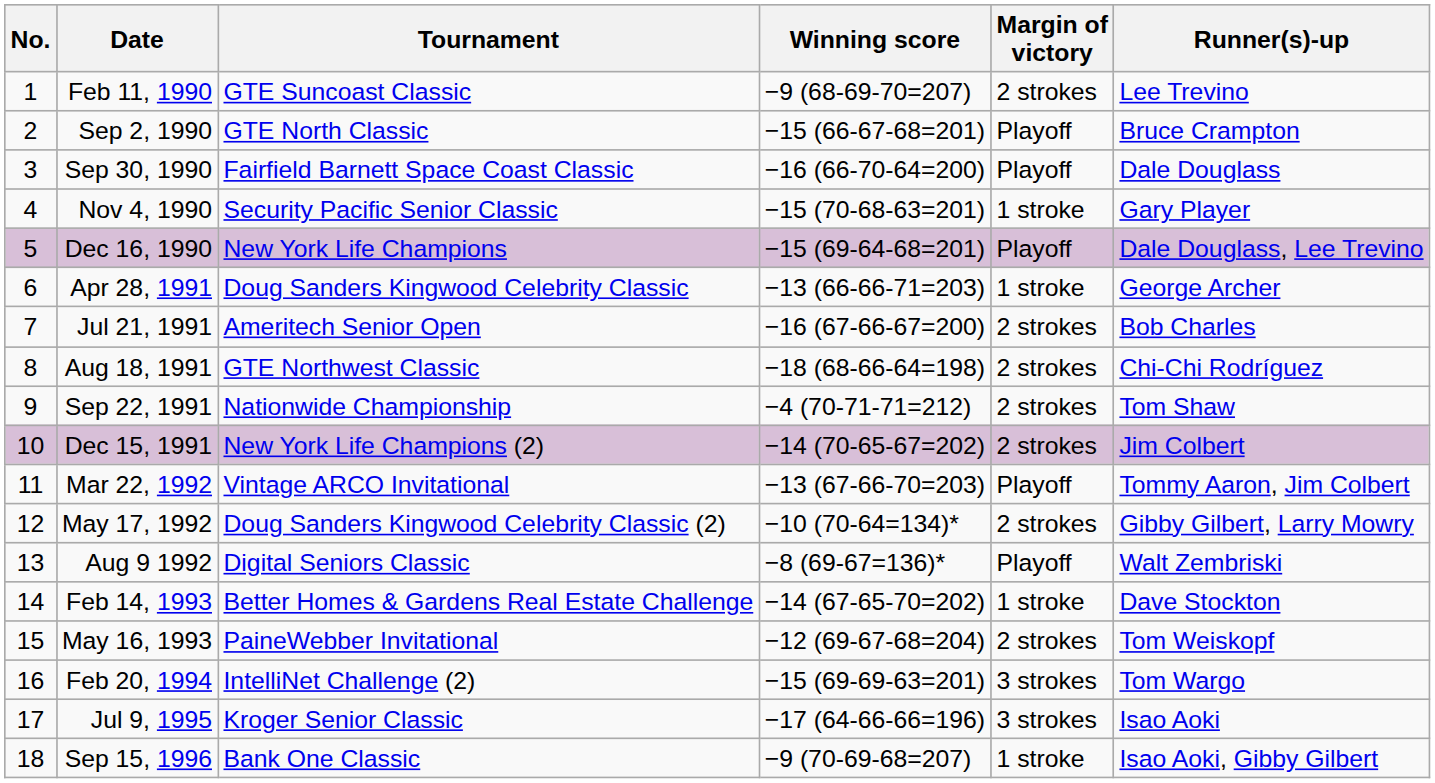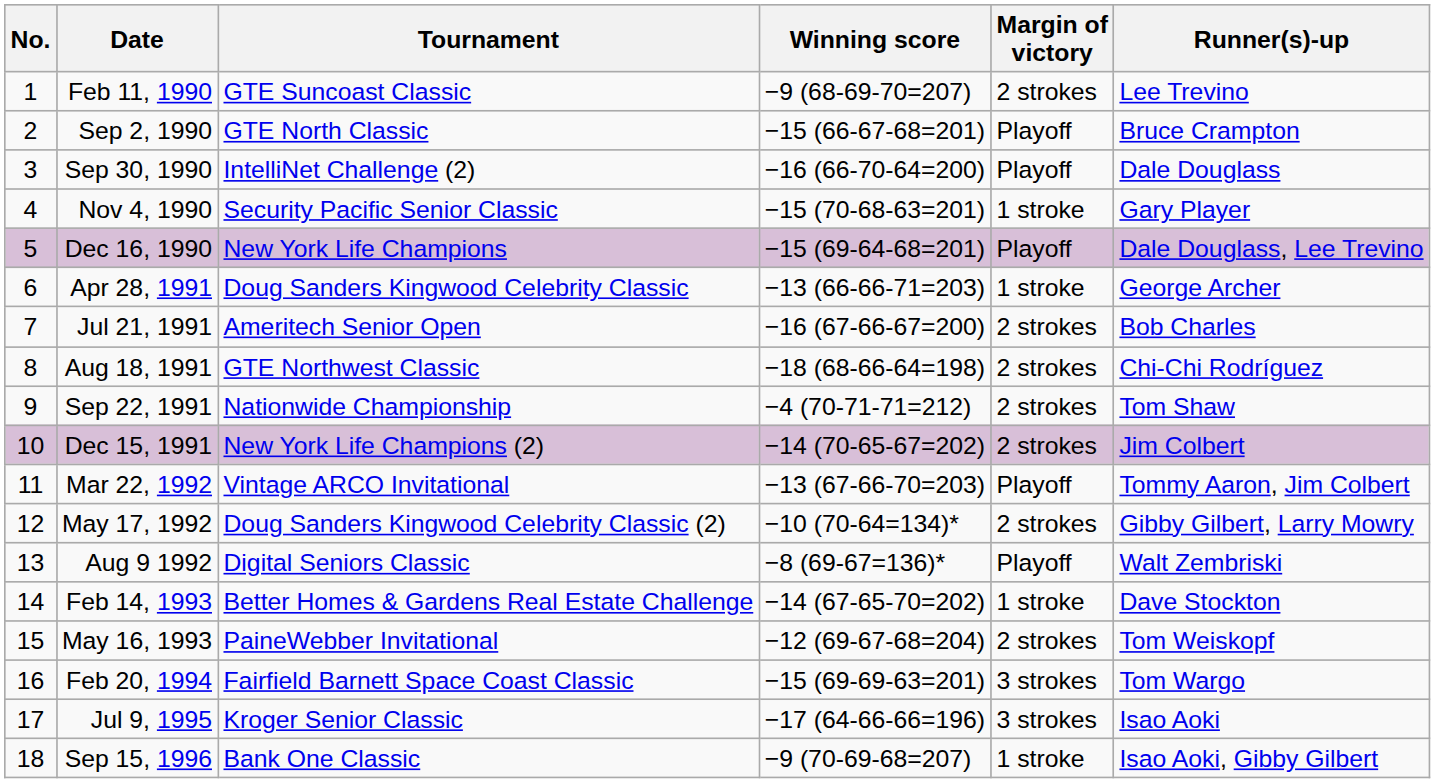(429, 170) Fairfield Barnett Space Coast Classic -> (349, 170) IntelliNet Challenge (2)
(349, 680) IntelliNet Challenge (2) -> (429, 680) Fairfield Barnett Space Coast Classic
